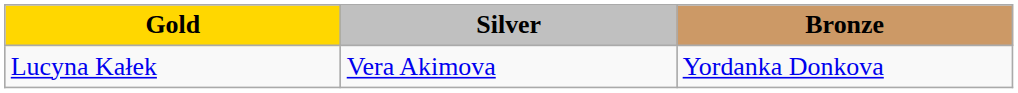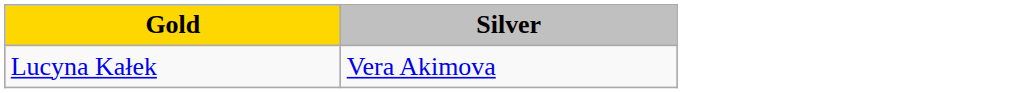- column: (845, 25)
